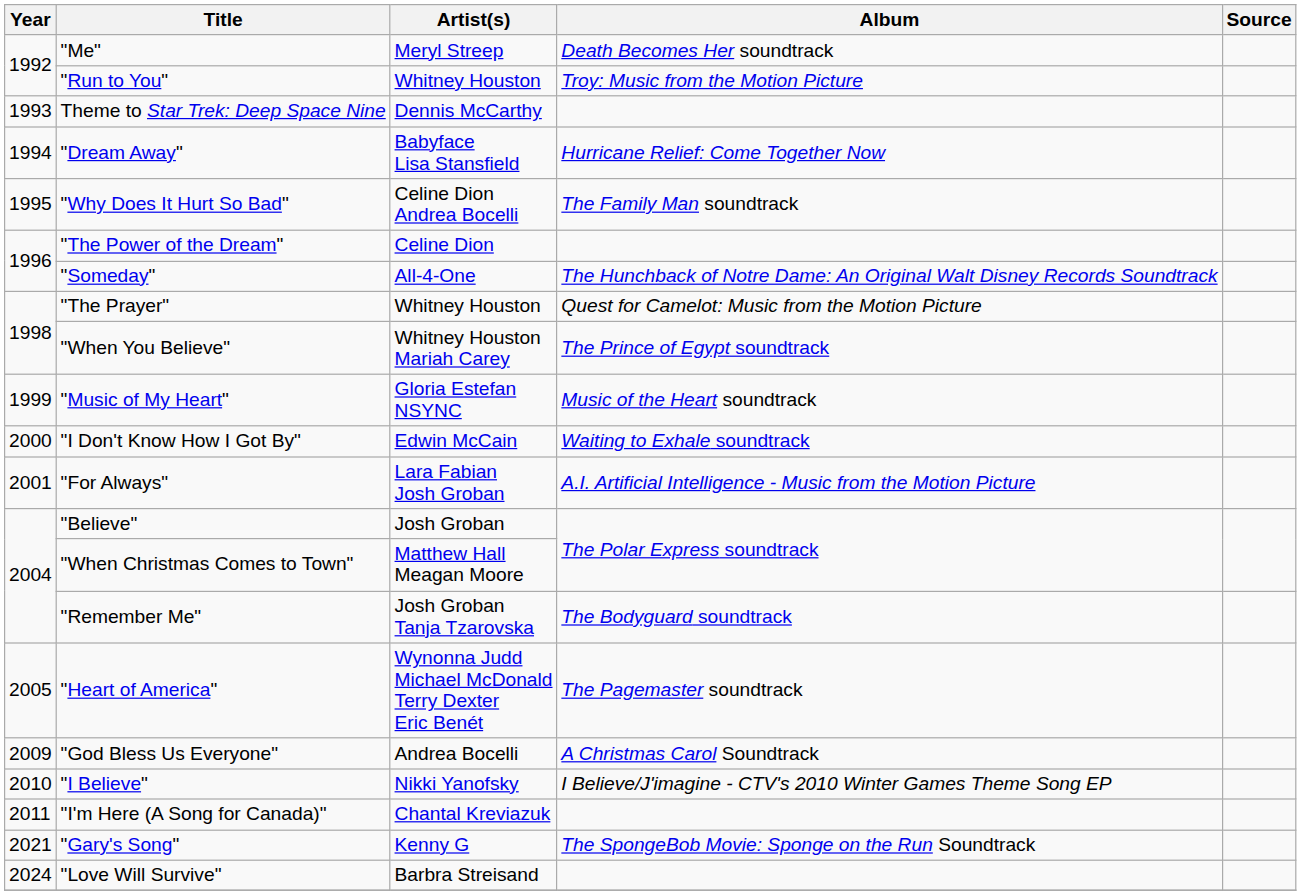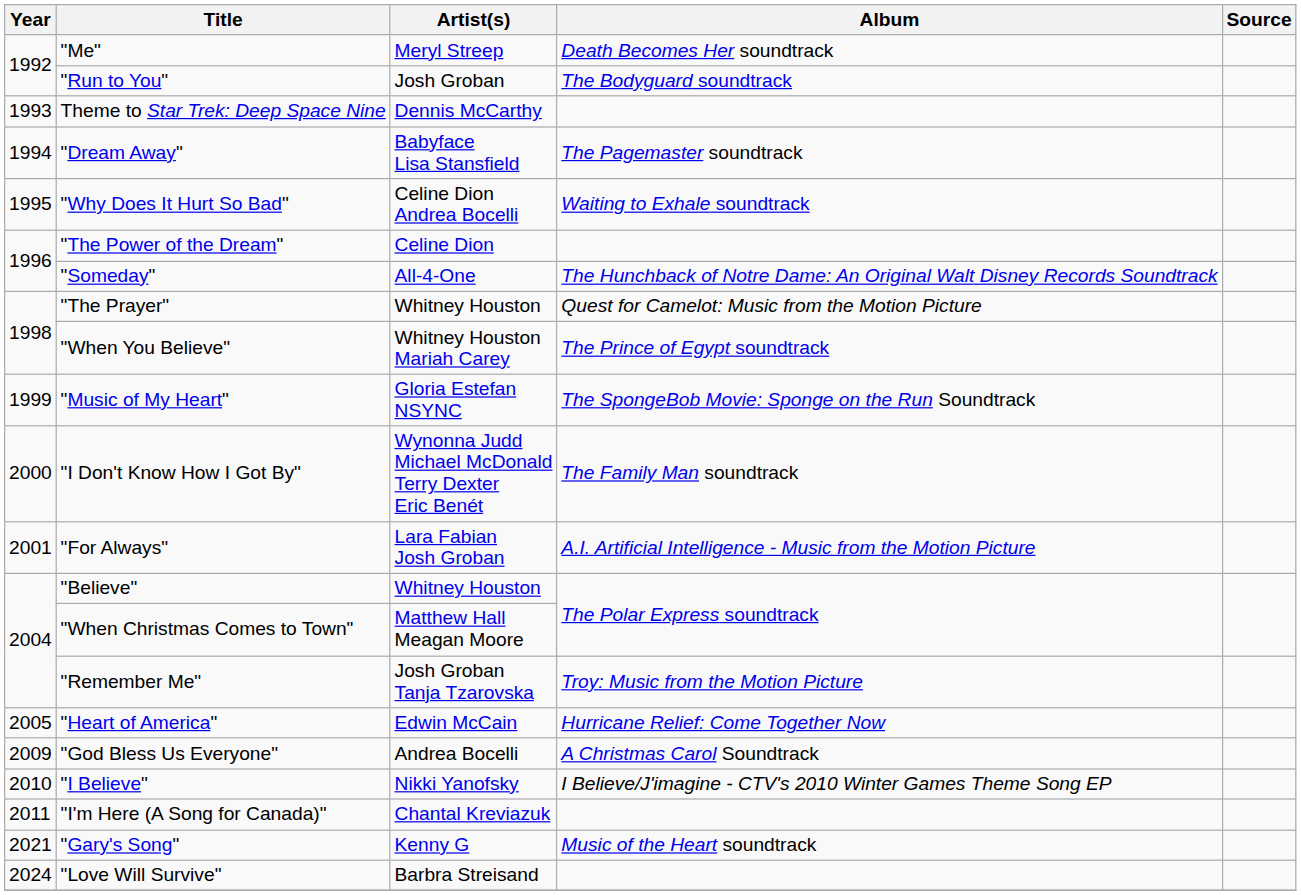(468, 80) Whitney Houston -> (450, 80) Josh Groban
(712, 80) Troy: Music from the Motion Picture -> (677, 80) The Bodyguard soundtrack
(723, 152) Hurricane Relief: Come Together Now -> (682, 152) The Pagemaster soundtrack
(680, 204) The Family Man soundtrack -> (686, 204) Waiting to Exhale soundtrack
(689, 399) Music of the Heart soundtrack -> (798, 399) The SpongeBob Movie: Sponge on the Run Soundtrack
(456, 441) Edwin McCain -> (474, 473) Wynonna Judd Michael McDonald Terry Dexter Eric Benét
(686, 441) Waiting to Exhale soundtrack -> (680, 473) The Family Man soundtrack
(450, 523) Josh Groban -> (468, 588) Whitney Houston
(677, 616) The Bodyguard soundtrack -> (712, 681) Troy: Music from the Motion Picture
(474, 690) Wynonna Judd Michael McDonald Terry Dexter Eric Benét -> (456, 722) Edwin McCain
(682, 690) The Pagemaster soundtrack -> (723, 722) Hurricane Relief: Come Together Now
(798, 844) The SpongeBob Movie: Sponge on the Run Soundtrack -> (689, 844) Music of the Heart soundtrack
